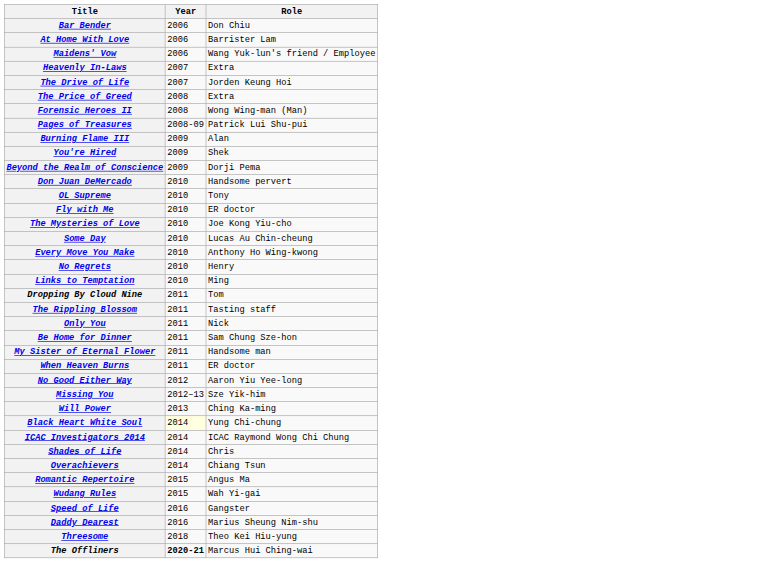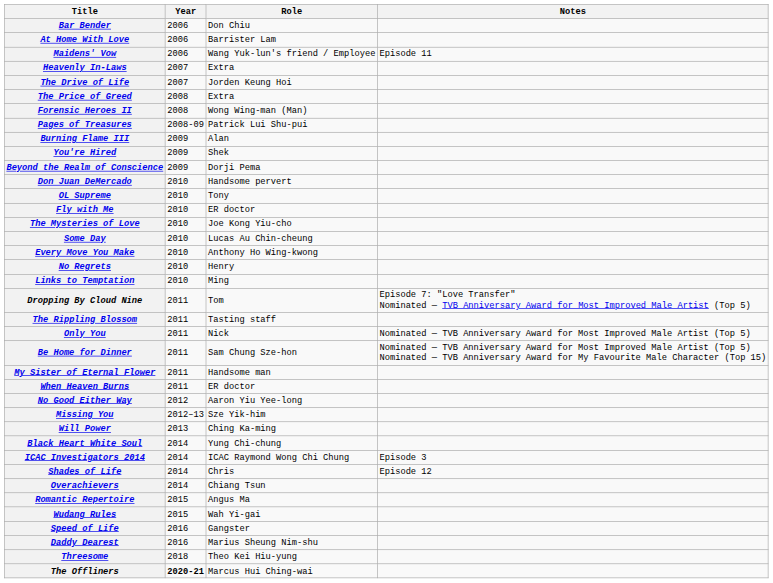+ column: (573, 11)
(178, 423) lightyellow background -> (178, 443) no background
